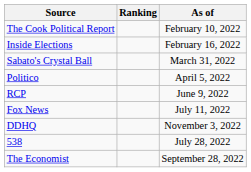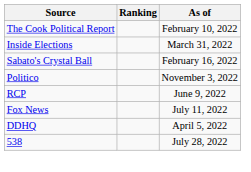(203, 45) February 16, 2022 -> (200, 45) March 31, 2022
(203, 61) March 31, 2022 -> (200, 61) February 16, 2022
(203, 77) April 5, 2022 -> (200, 77) November 3, 2022
(203, 126) November 3, 2022 -> (200, 126) April 5, 2022
- row: (38, 158)
